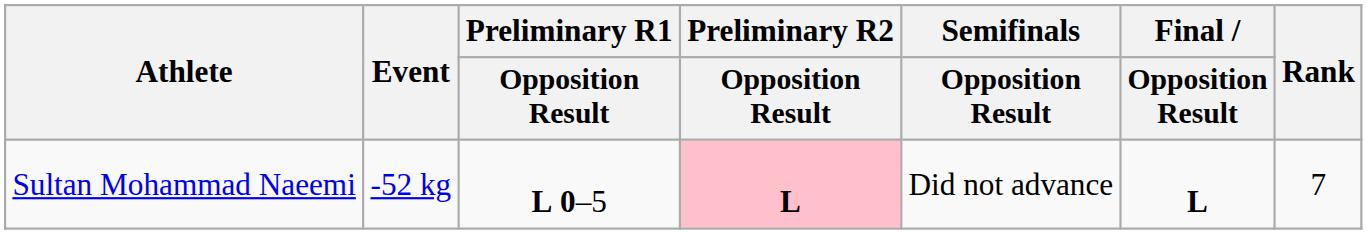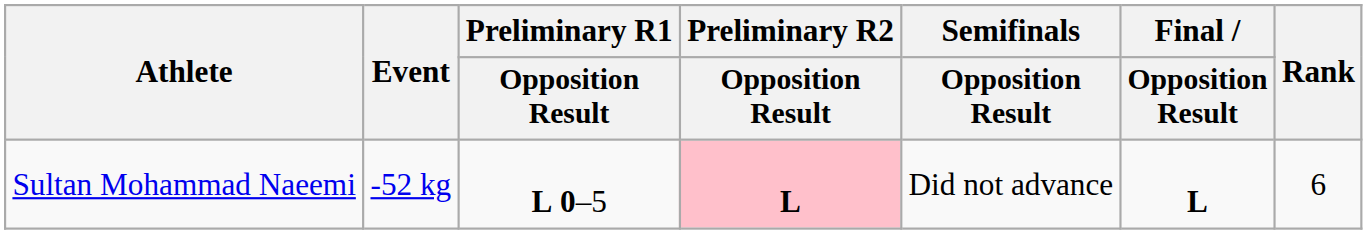(1318, 184) 7 -> (1318, 184) 6
